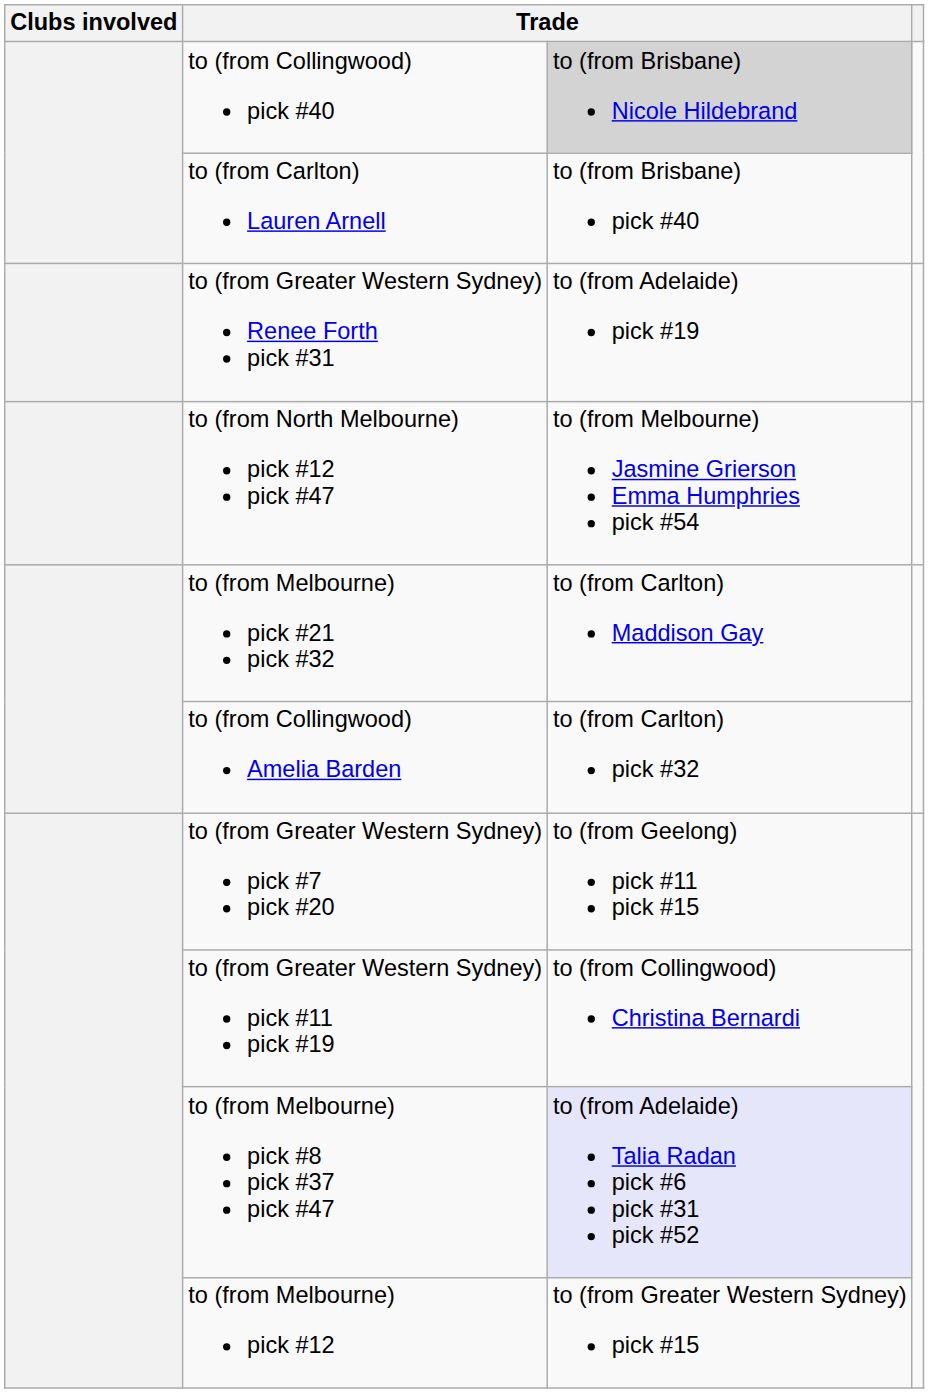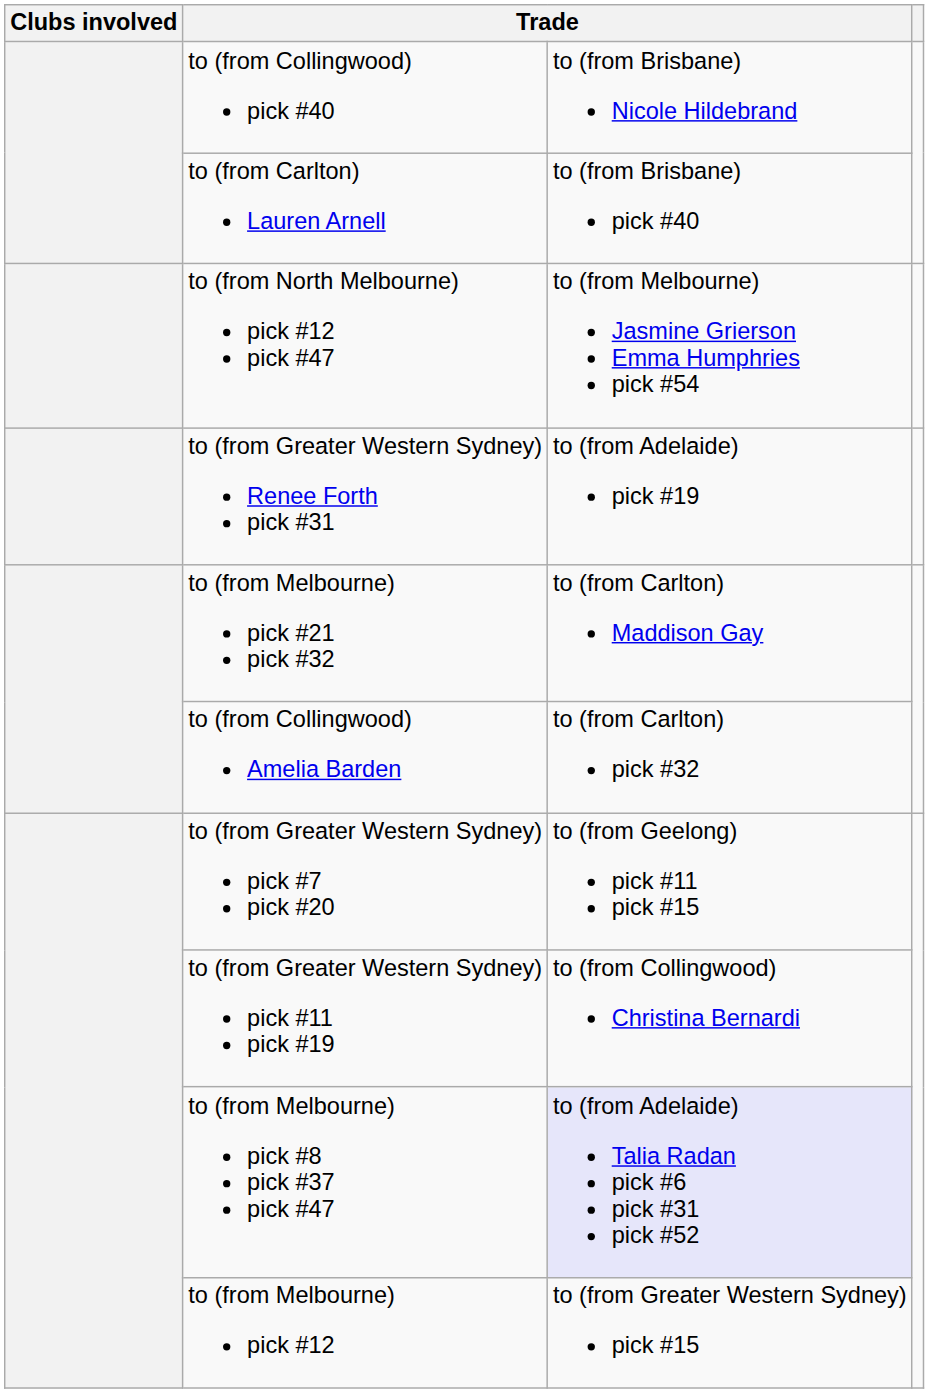(730, 86) lightgrey background -> (730, 86) no background
rows swapped: (365, 458) <-> (365, 321)
